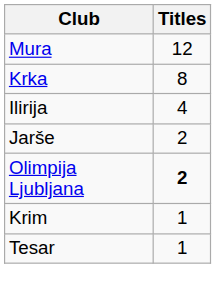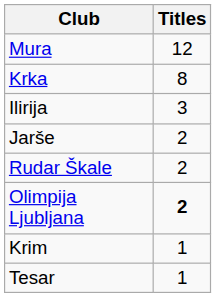(182, 108) 4 -> (182, 108) 3
+ row: (60, 167)
